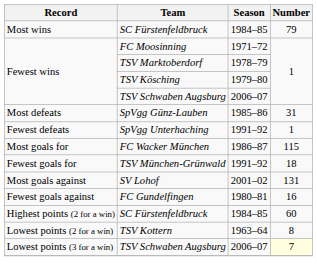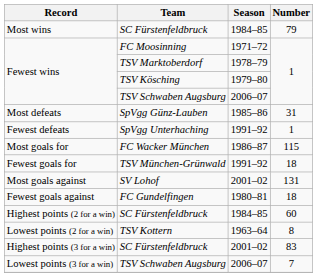(291, 197) 16 -> (291, 197) 18
+ row: (61, 247)
(291, 247) lightyellow background -> (291, 264) no background
